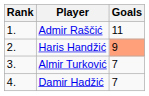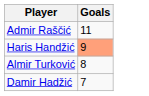- column: (20, 13)
(115, 64) 7 -> (83, 64) 8
